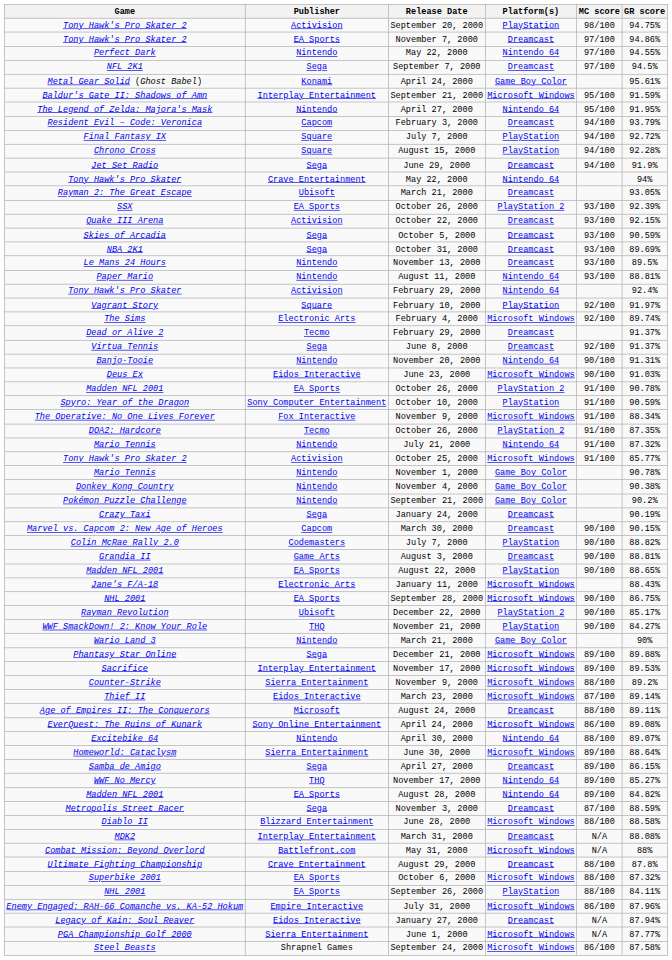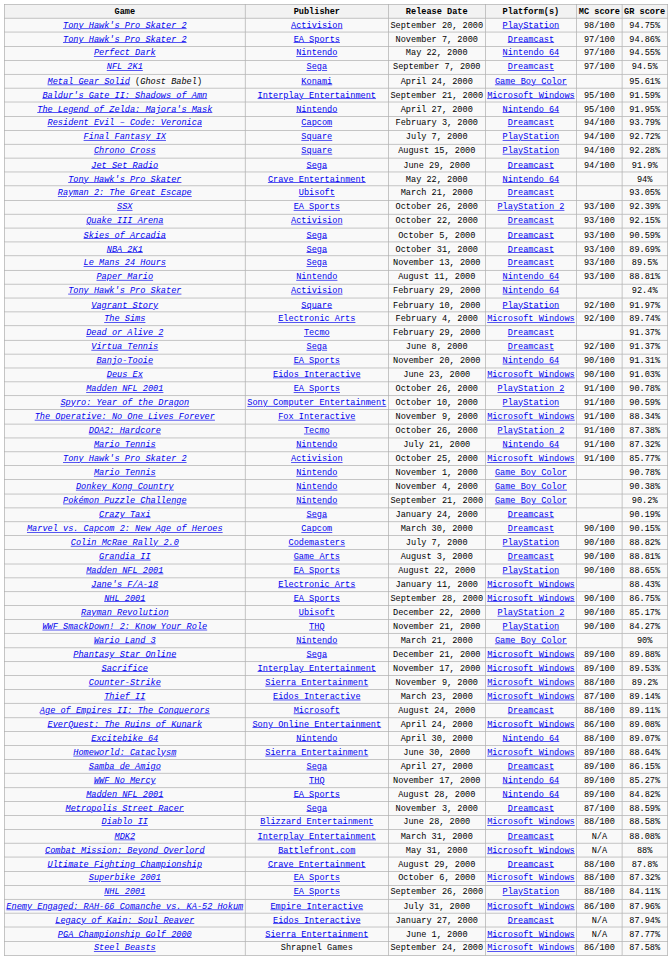(317, 263) Nintendo -> (317, 263) Sega
(317, 361) Nintendo -> (317, 361) EA Sports
(645, 431) 87.35% -> (645, 431) 87.38%
